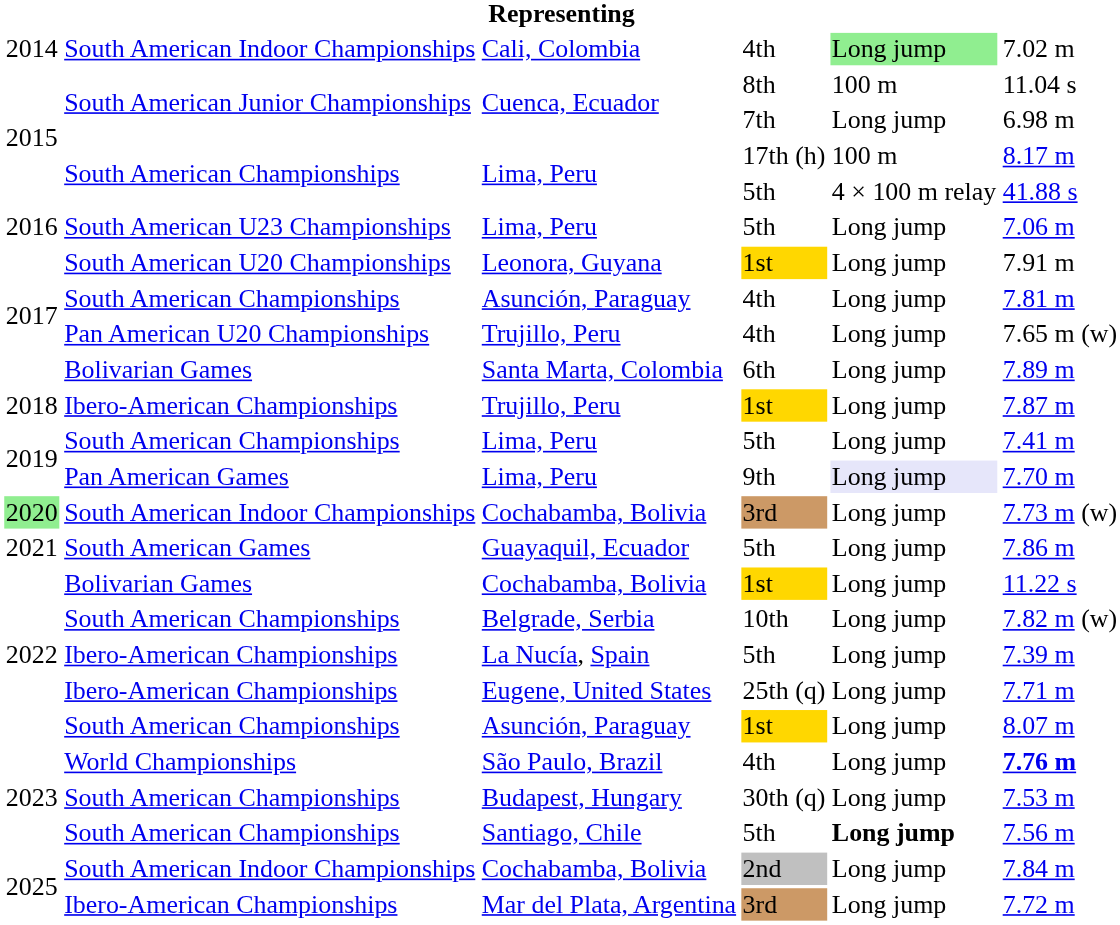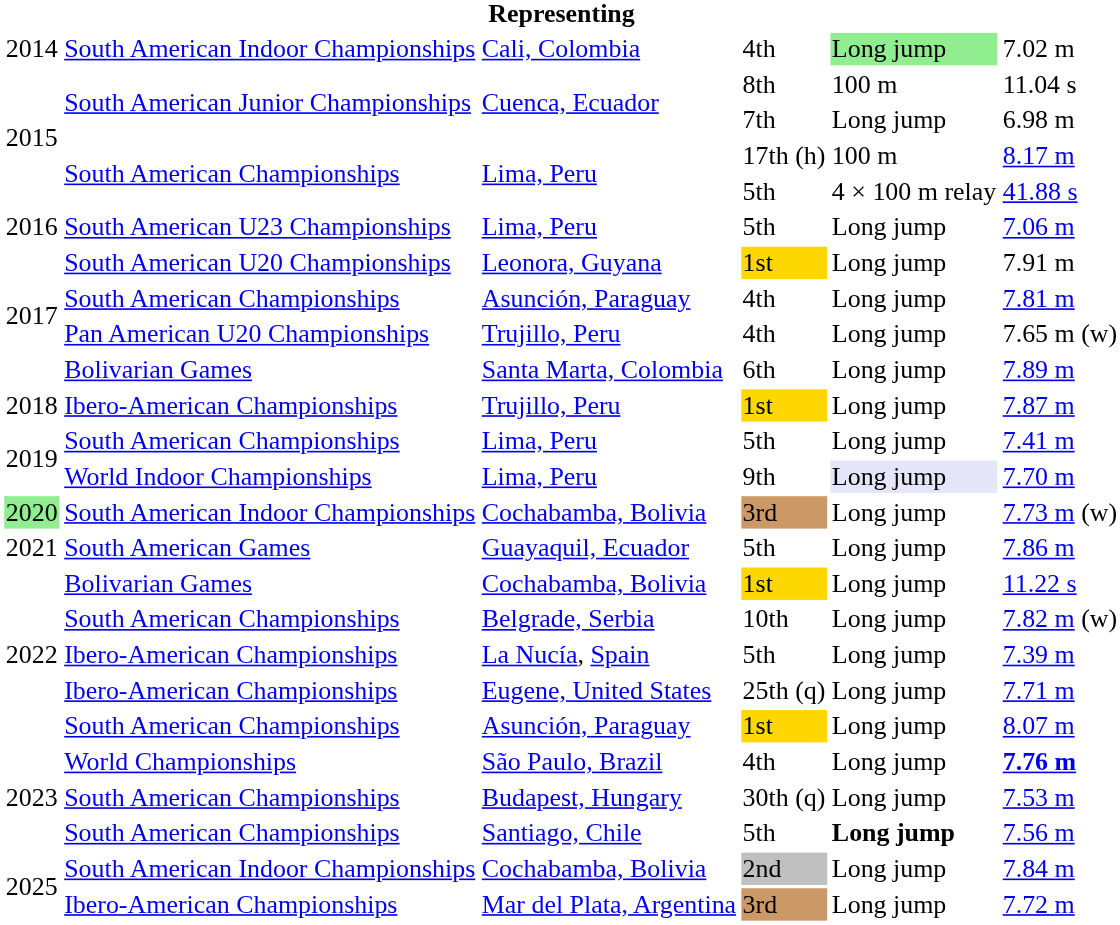(176, 476) Pan American Games -> (218, 476) World Indoor Championships
